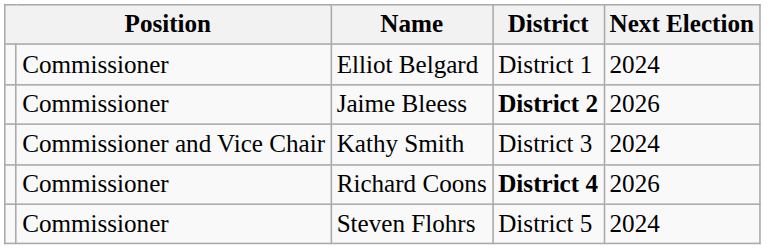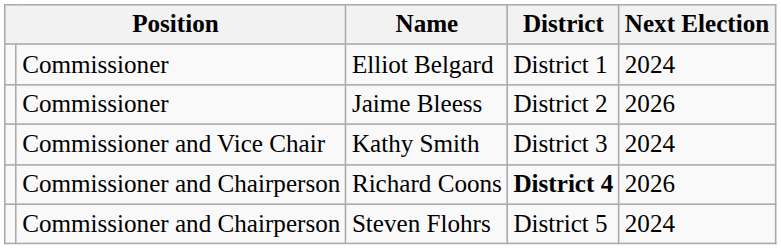(548, 104) bold -> (561, 104) normal
(95, 183) Commissioner -> (181, 183) Commissioner and Chairperson
(95, 223) Commissioner -> (181, 223) Commissioner and Chairperson
